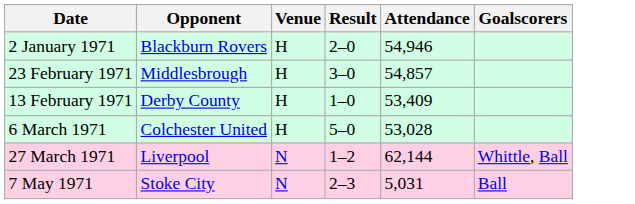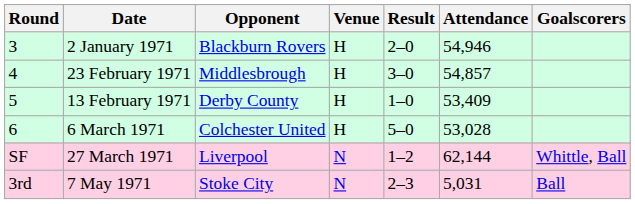+ column: (34, 18)
